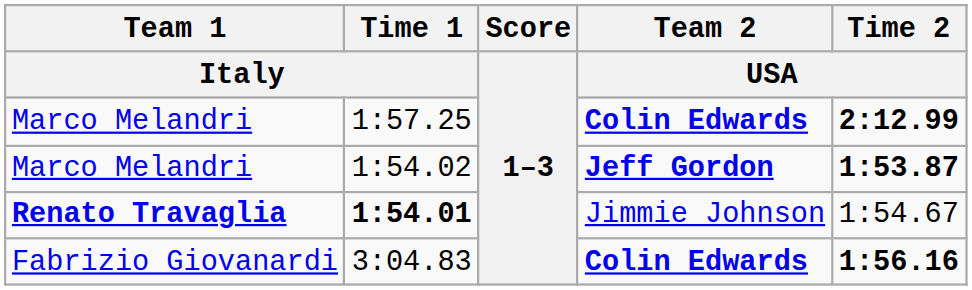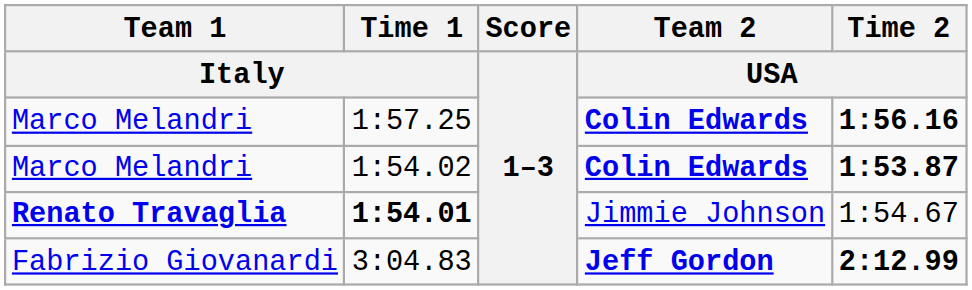(899, 122) 2:12.99 -> (899, 122) 1:56.16
(679, 168) Jeff Gordon -> (696, 168) Colin Edwards
(696, 261) Colin Edwards -> (679, 261) Jeff Gordon
(899, 261) 1:56.16 -> (899, 261) 2:12.99
